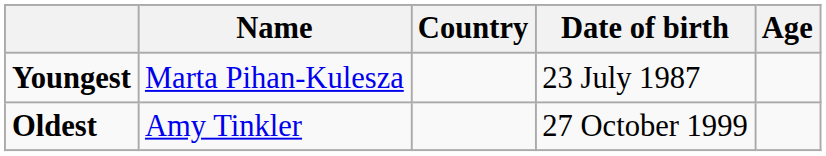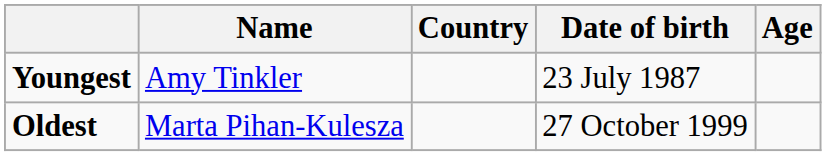(274, 77) Marta Pihan-Kulesza -> (224, 77) Amy Tinkler
(224, 125) Amy Tinkler -> (274, 125) Marta Pihan-Kulesza
